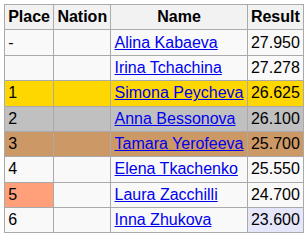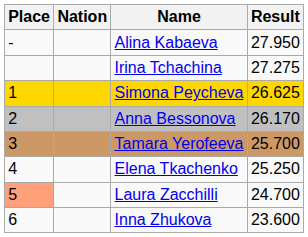(275, 67) 27.278 -> (275, 67) 27.275
(275, 118) 26.100 -> (275, 118) 26.170
(275, 169) 25.550 -> (275, 169) 25.250
(275, 220) lavender background -> (275, 220) no background
